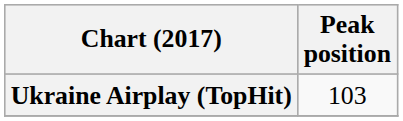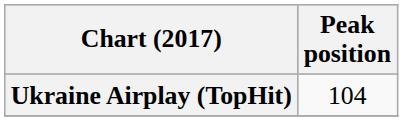(347, 94) 103 -> (347, 94) 104
